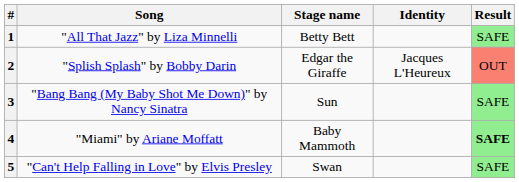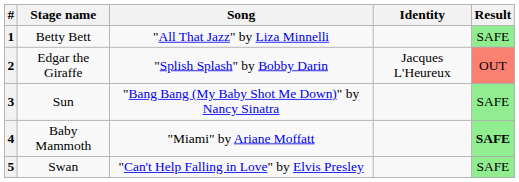columns swapped: (327, 15) <-> (149, 15)
